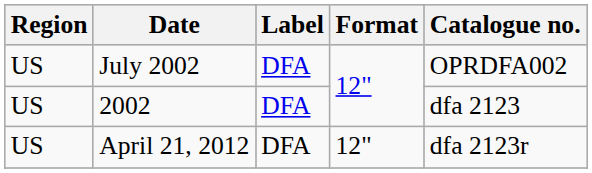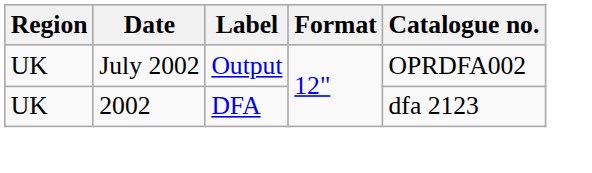(27, 65) US -> (29, 65) UK
(286, 65) DFA -> (247, 65) Output
(27, 106) US -> (29, 106) UK
- row: (174, 146)
